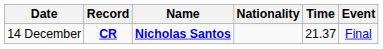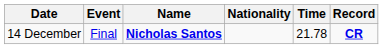columns swapped: (358, 14) <-> (108, 14)
(321, 33) 21.37 -> (312, 33) 21.78
